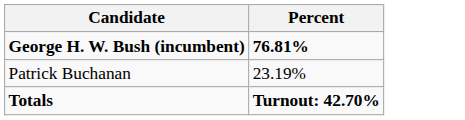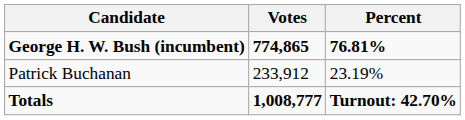+ column: (287, 18)
